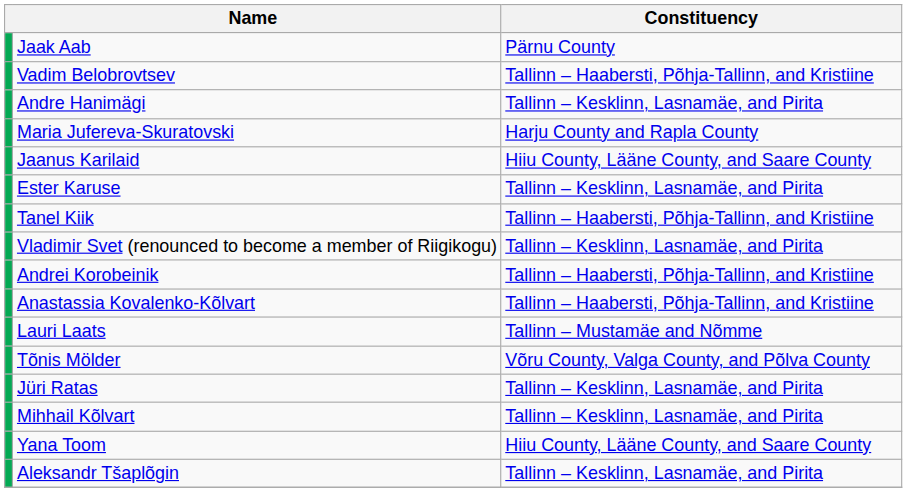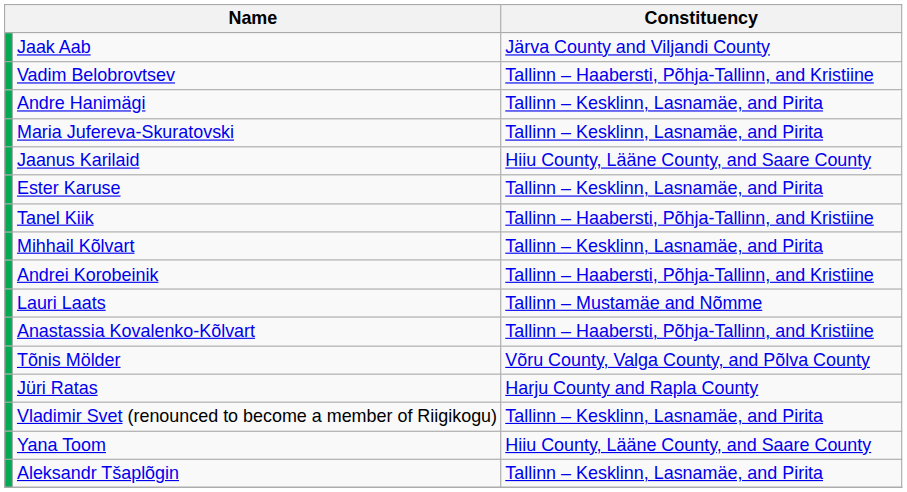(560, 47) Pärnu County -> (638, 47) Järva County and Viljandi County
(632, 132) Harju County and Rapla County -> (664, 132) Tallinn – Kesklinn, Lasnamäe, and Pirita
rows swapped: (76, 416) <-> (257, 246)
rows swapped: (136, 302) <-> (61, 331)
(664, 388) Tallinn – Kesklinn, Lasnamäe, and Pirita -> (632, 388) Harju County and Rapla County
